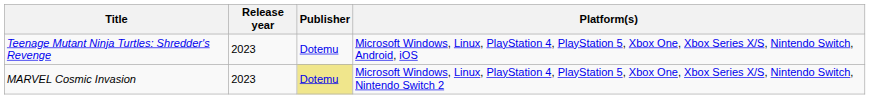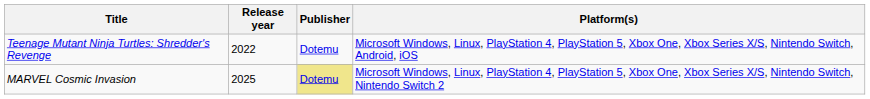(243, 49) 2023 -> (243, 49) 2022
(243, 79) 2023 -> (243, 79) 2025
